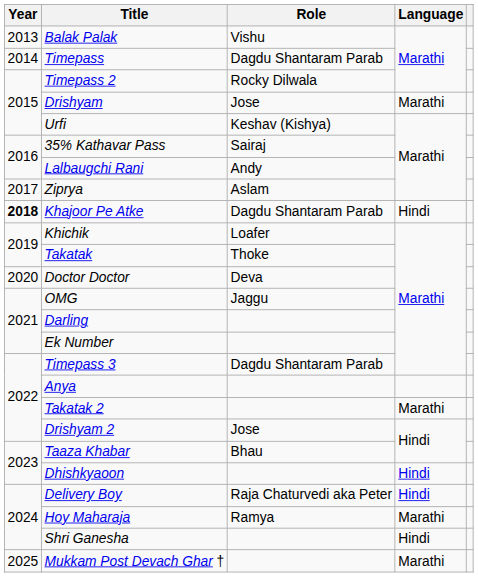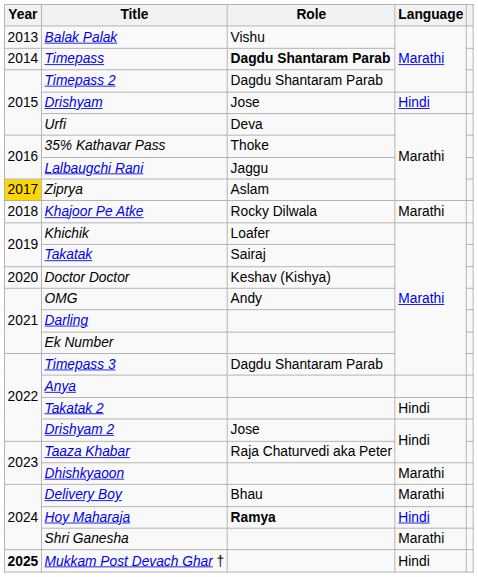(307, 59) normal -> (311, 59) bold
(274, 80) Rocky Dilwala -> (307, 80) Dagdu Shantaram Parab
(421, 102) Marathi -> (414, 102) Hindi
(281, 124) Keshav (Kishya) -> (247, 124) Deva
(248, 146) Sairaj -> (250, 146) Thoke
(246, 168) Andy -> (249, 168) Jaggu
(23, 189) no background -> (23, 189) gold background
(23, 211) bold -> (23, 211) normal
(307, 211) Dagdu Shantaram Parab -> (274, 211) Rocky Dilwala
(414, 211) Hindi -> (421, 211) Marathi
(250, 255) Thoke -> (248, 255) Sairaj
(247, 277) Deva -> (281, 277) Keshav (Kishya)
(249, 299) Jaggu -> (246, 299) Andy
(421, 408) Marathi -> (414, 408) Hindi
(247, 451) Bhau -> (311, 451) Raja Chaturvedi aka Peter
(414, 473) Hindi -> (421, 473) Marathi
(311, 495) Raja Chaturvedi aka Peter -> (247, 495) Bhau
(414, 495) Hindi -> (421, 495) Marathi
(252, 517) normal -> (253, 517) bold
(421, 517) Marathi -> (414, 517) Hindi
(414, 539) Hindi -> (421, 539) Marathi
(23, 560) normal -> (23, 560) bold
(421, 560) Marathi -> (414, 560) Hindi
